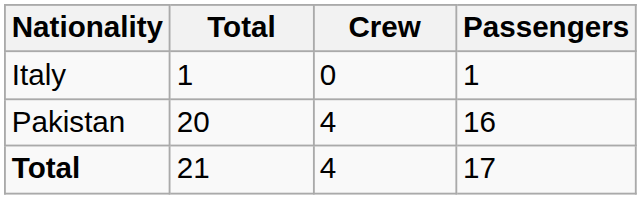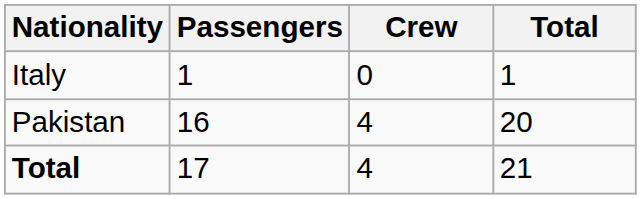columns swapped: (546, 27) <-> (241, 27)
